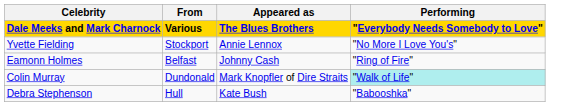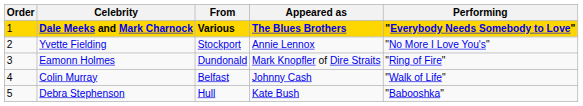+ column: (21, 12)
(181, 61) Belfast -> (222, 61) Dundonald
(249, 61) Johnny Cash -> (316, 61) Mark Knopfler of Dire Straits
(190, 77) Dundonald -> (213, 77) Belfast
(284, 77) Mark Knopfler of Dire Straits -> (282, 77) Johnny Cash
(383, 77) paleturquoise background -> (415, 77) no background
